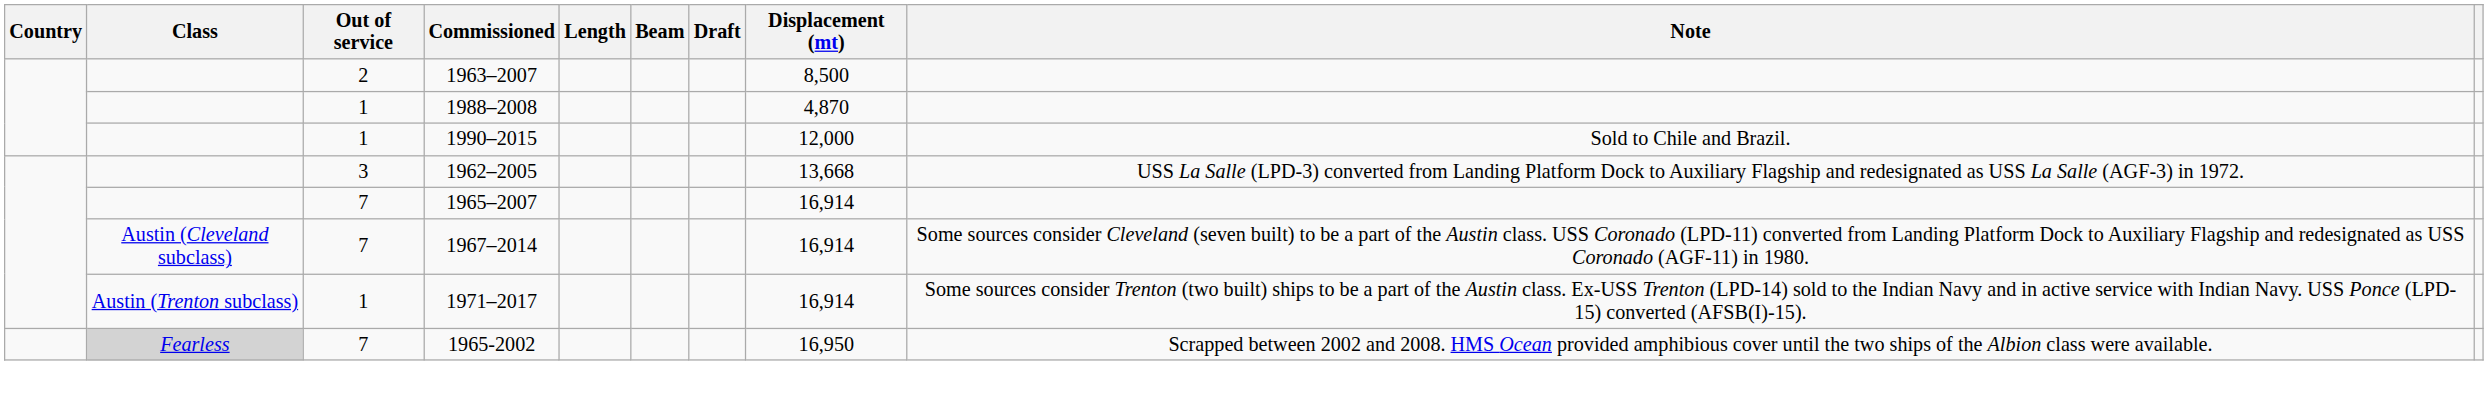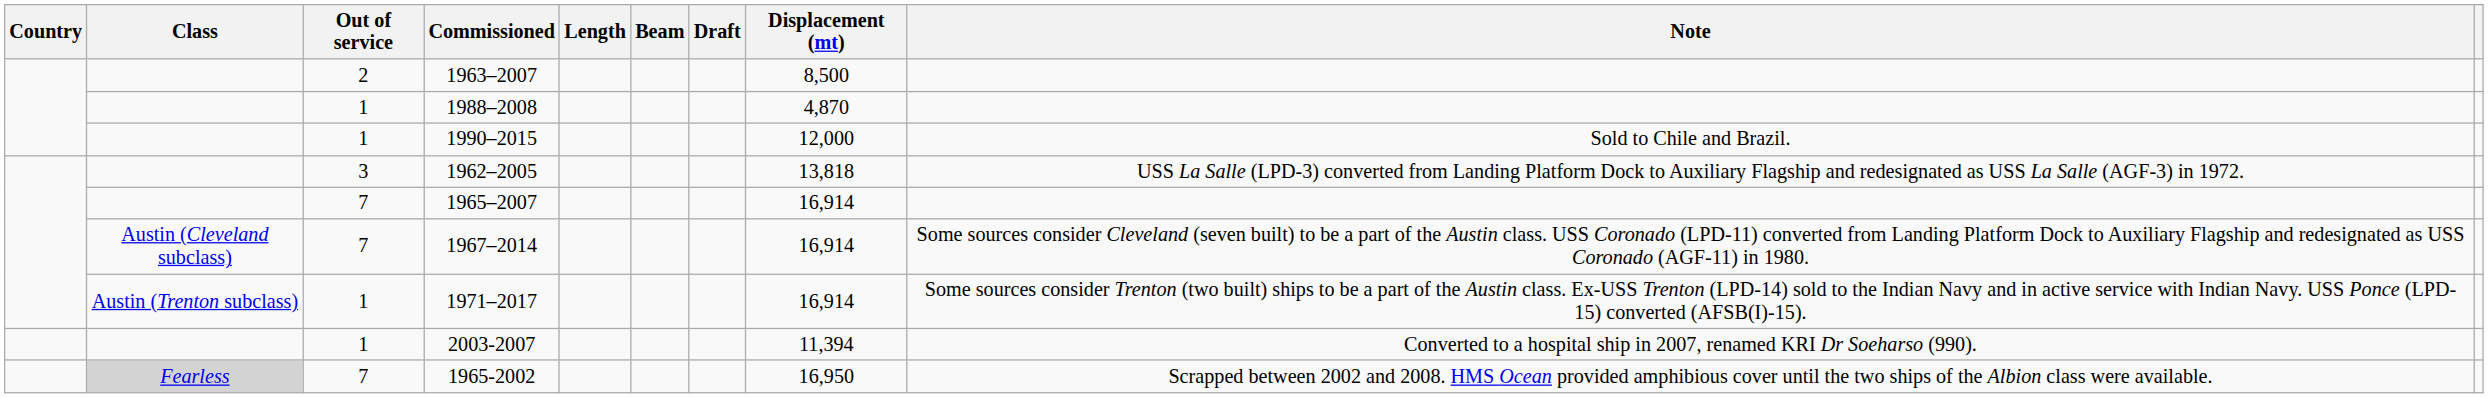(826, 171) 13,668 -> (826, 171) 13,818
+ row: (492, 344)
